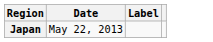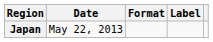+ column: (146, 13)
